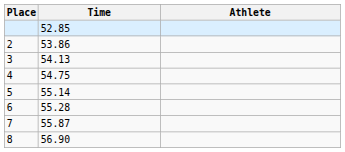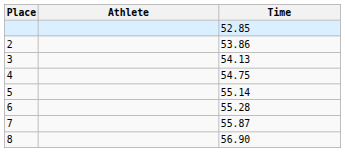columns swapped: (250, 12) <-> (99, 12)
